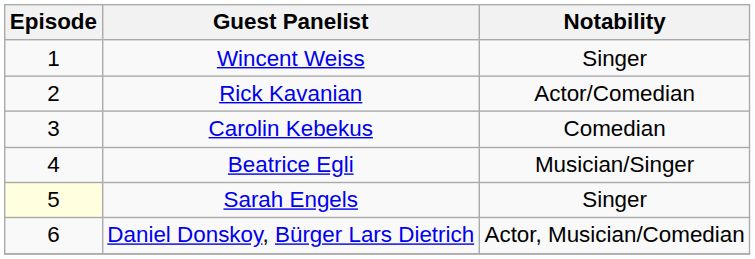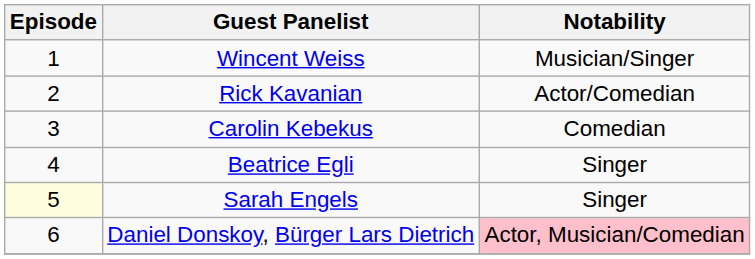(615, 57) Singer -> (615, 57) Musician/Singer
(615, 164) Musician/Singer -> (615, 164) Singer
(615, 235) no background -> (615, 235) pink background
